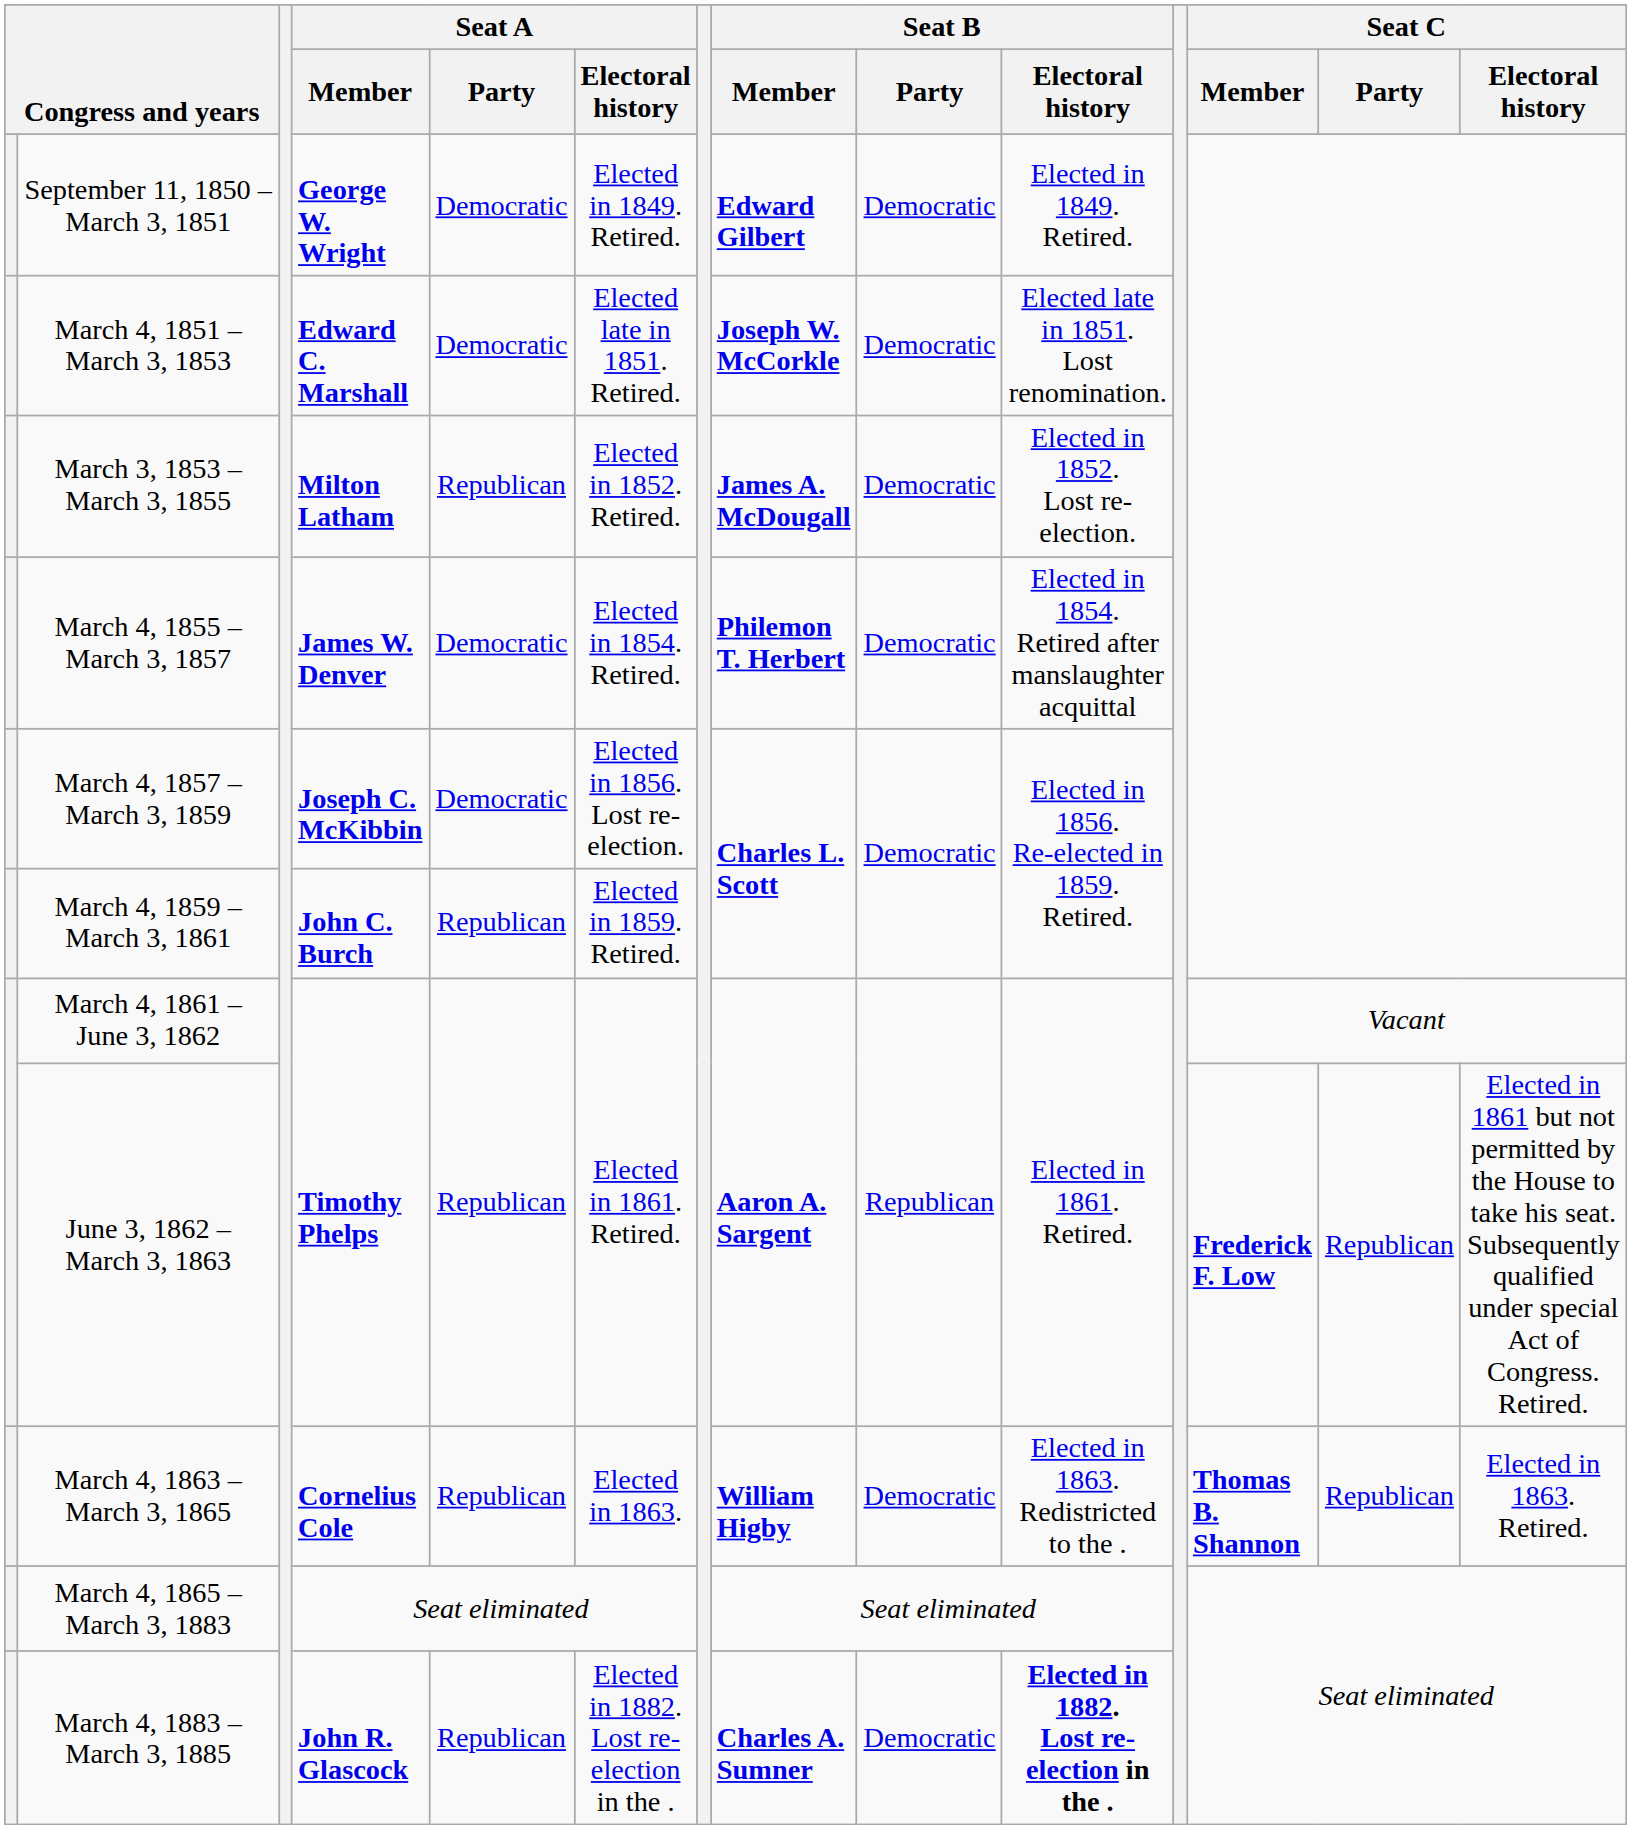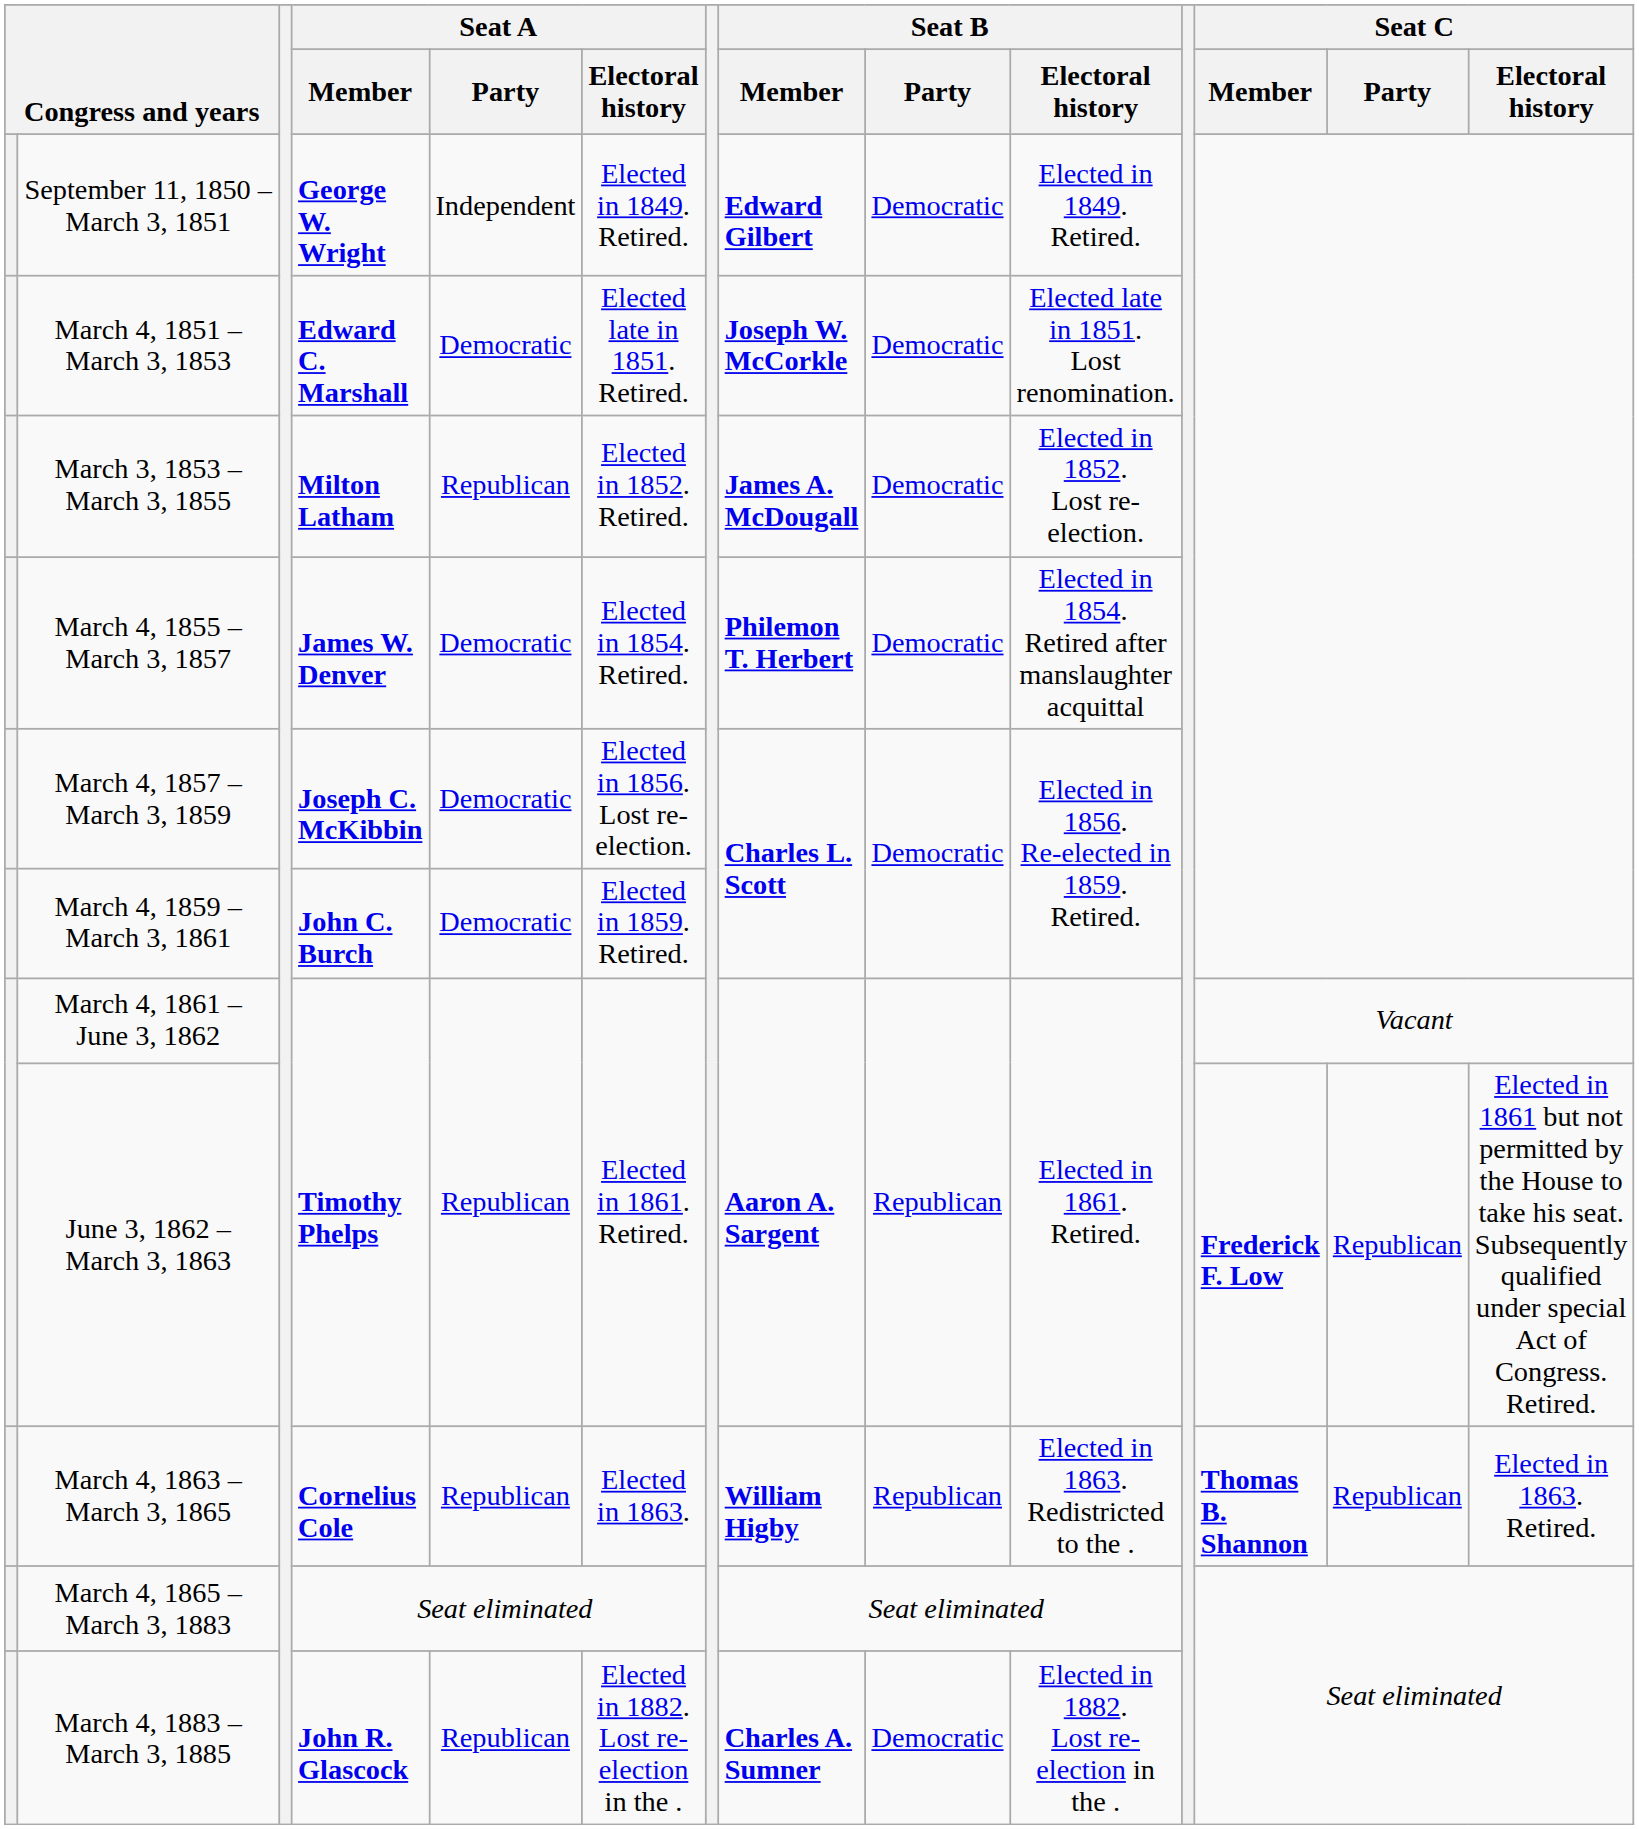(501, 204) Democratic -> (505, 204) Independent
(501, 923) Republican -> (505, 923) Democratic
(930, 1496) Democratic -> (937, 1496) Republican
(1088, 1737) bold -> (1096, 1737) normal
